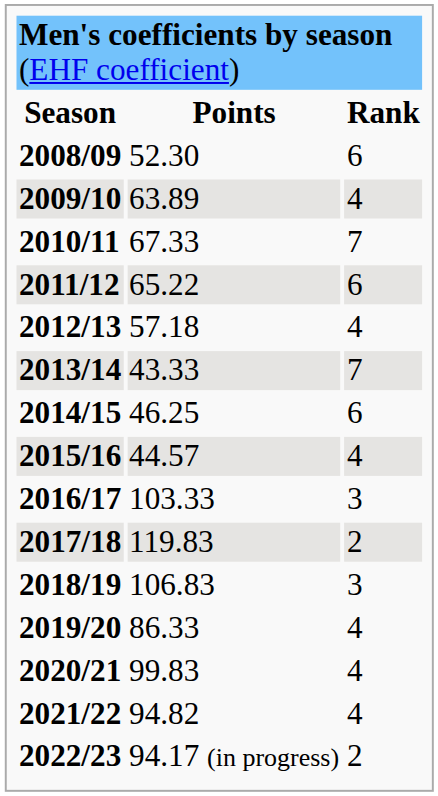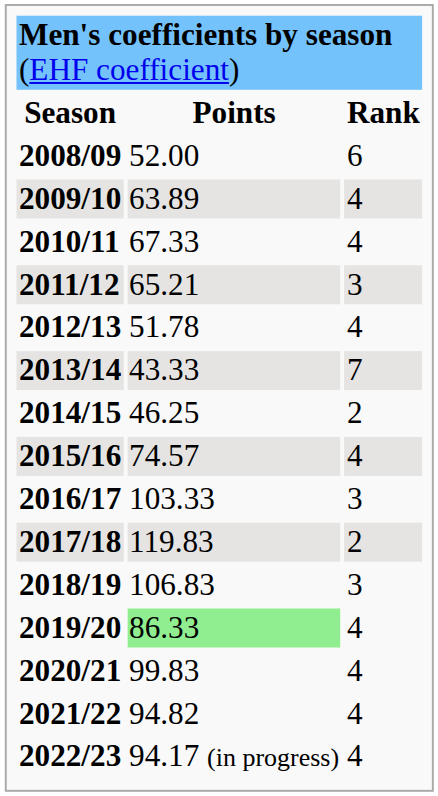(164, 155) 52.30 -> (164, 155) 52.00
(355, 241) 7 -> (355, 241) 4
(164, 284) 65.22 -> (164, 284) 65.21
(355, 284) 6 -> (355, 284) 3
(164, 327) 57.18 -> (164, 327) 51.78
(355, 413) 6 -> (355, 413) 2
(164, 456) 44.57 -> (164, 456) 74.57
(164, 627) no background -> (164, 627) lightgreen background
(355, 756) 2 -> (355, 756) 4
